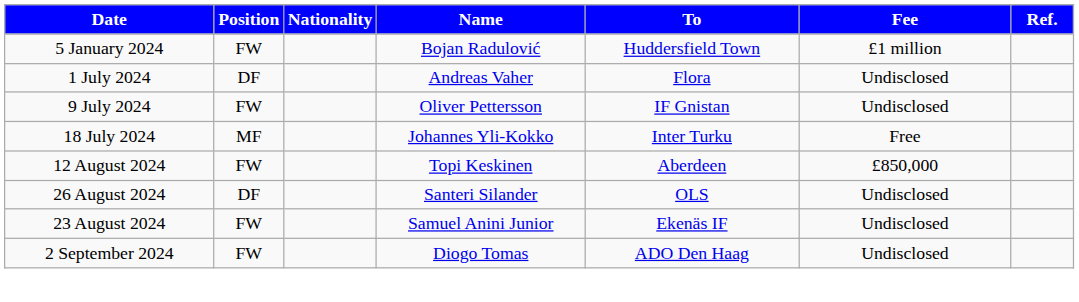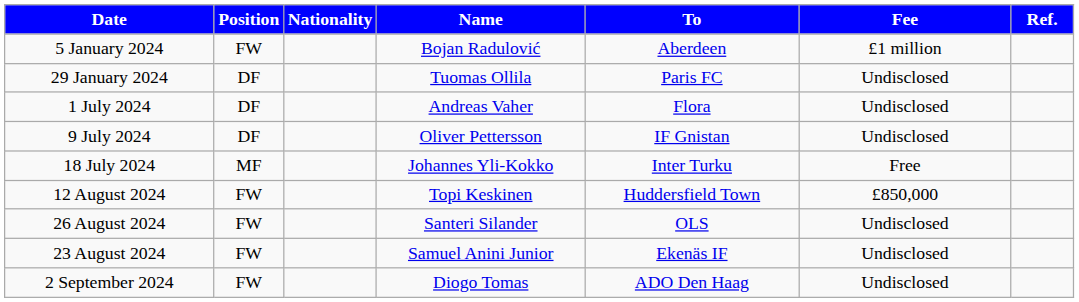(692, 48) Huddersfield Town -> (692, 48) Aberdeen
+ row: (109, 77)
(249, 107) FW -> (249, 136) DF
(692, 165) Aberdeen -> (692, 194) Huddersfield Town
(249, 194) DF -> (249, 223) FW
